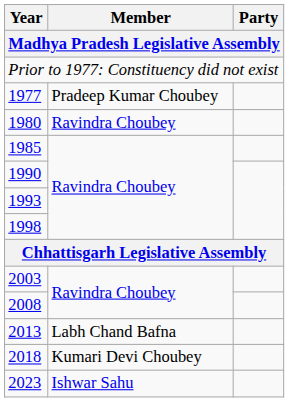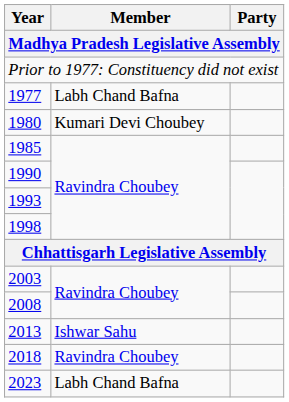(135, 95) Pradeep Kumar Choubey -> (117, 95) Labh Chand Bafna
(114, 122) Ravindra Choubey -> (130, 122) Kumari Devi Choubey
(114, 331) Labh Chand Bafna -> (95, 331) Ishwar Sahu
(127, 357) Kumari Devi Choubey -> (116, 357) Ravindra Choubey
(93, 383) Ishwar Sahu -> (117, 383) Labh Chand Bafna
